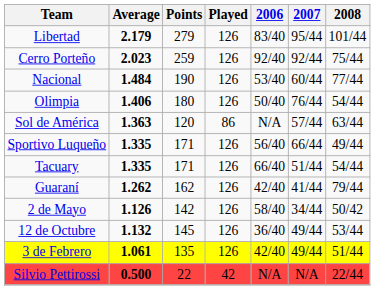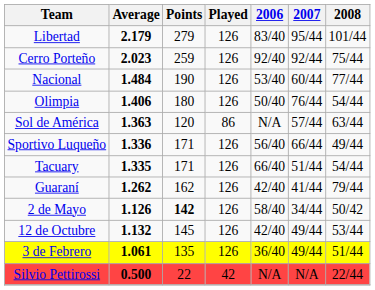(136, 144) 1.335 -> (136, 144) 1.336
(184, 209) normal -> (184, 209) bold
(270, 230) 36/40 -> (270, 230) 42/40
(270, 252) 42/40 -> (270, 252) 36/40
